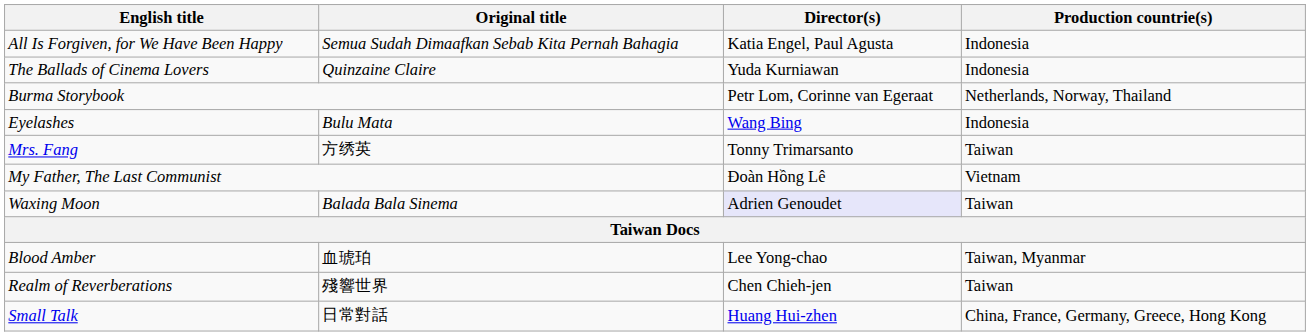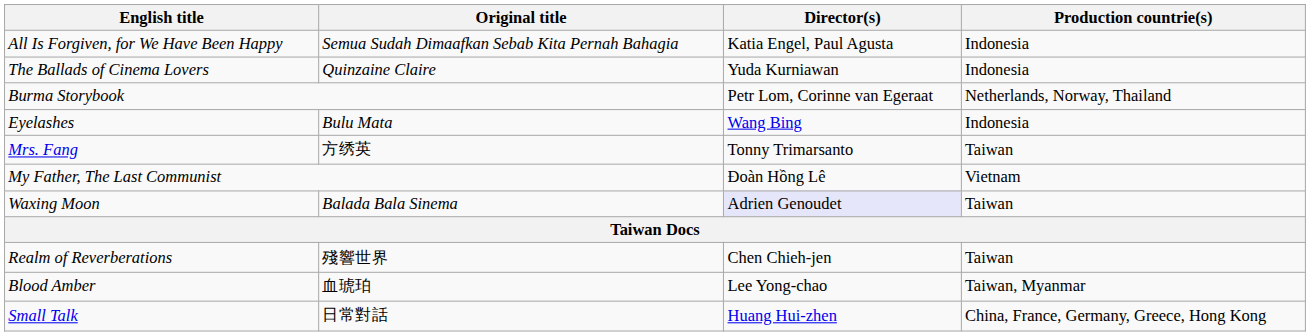rows swapped: (52, 257) <-> (90, 286)
